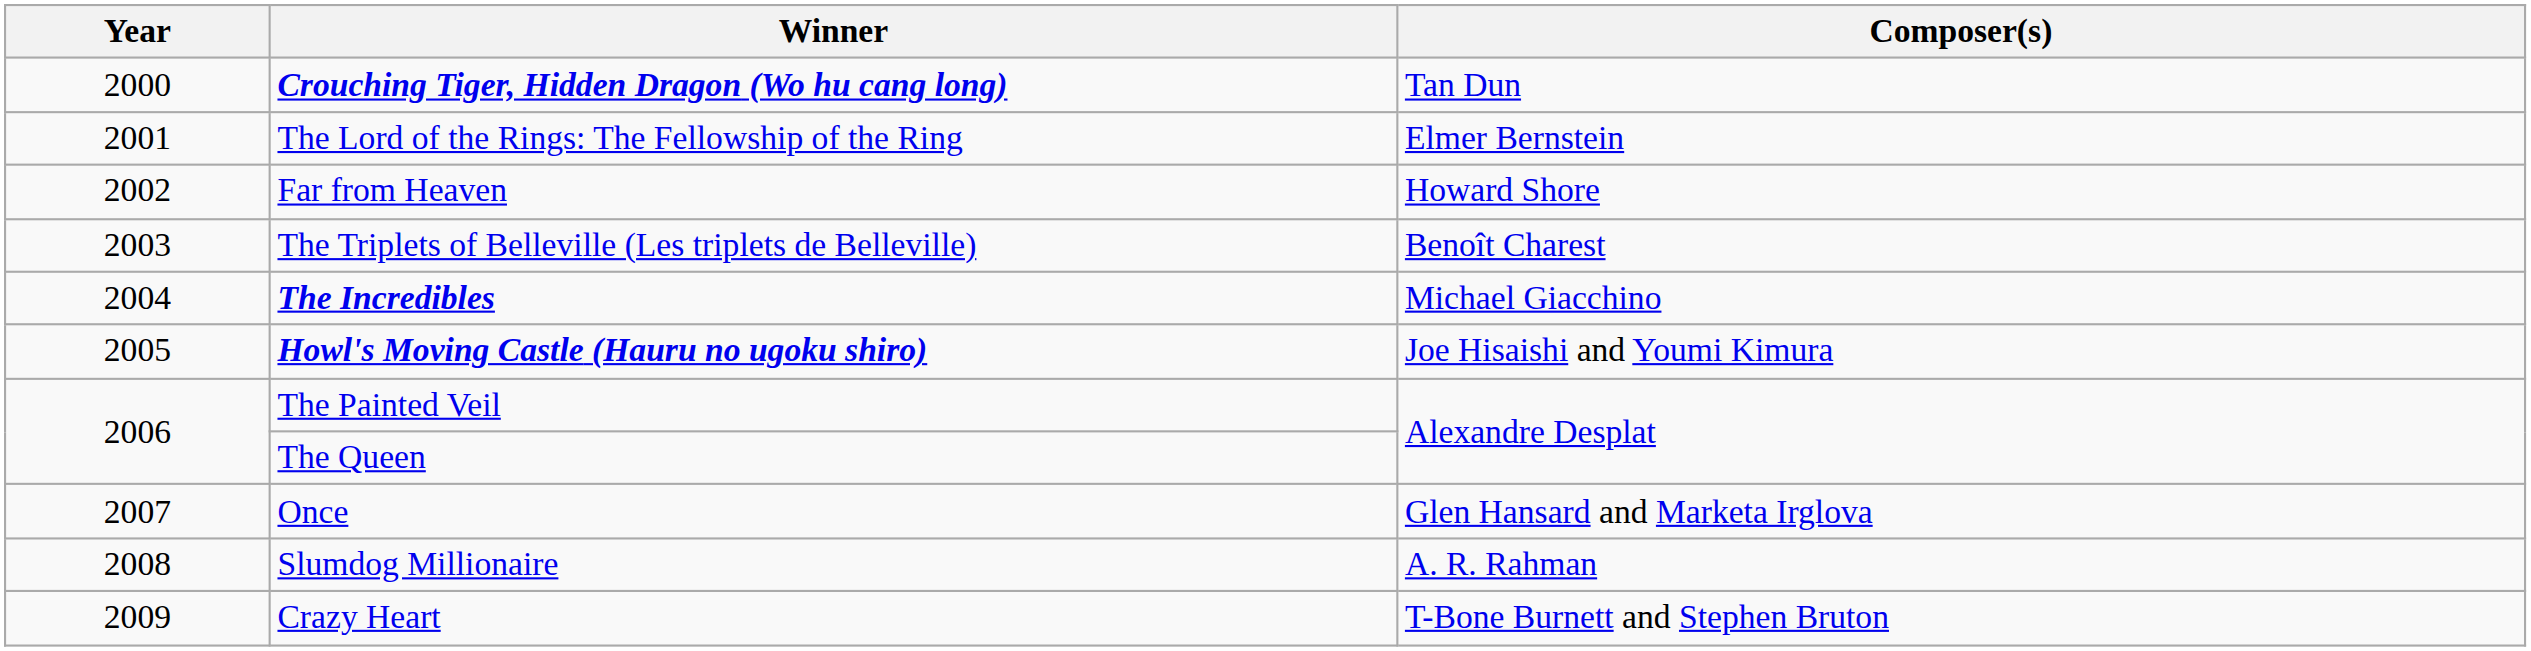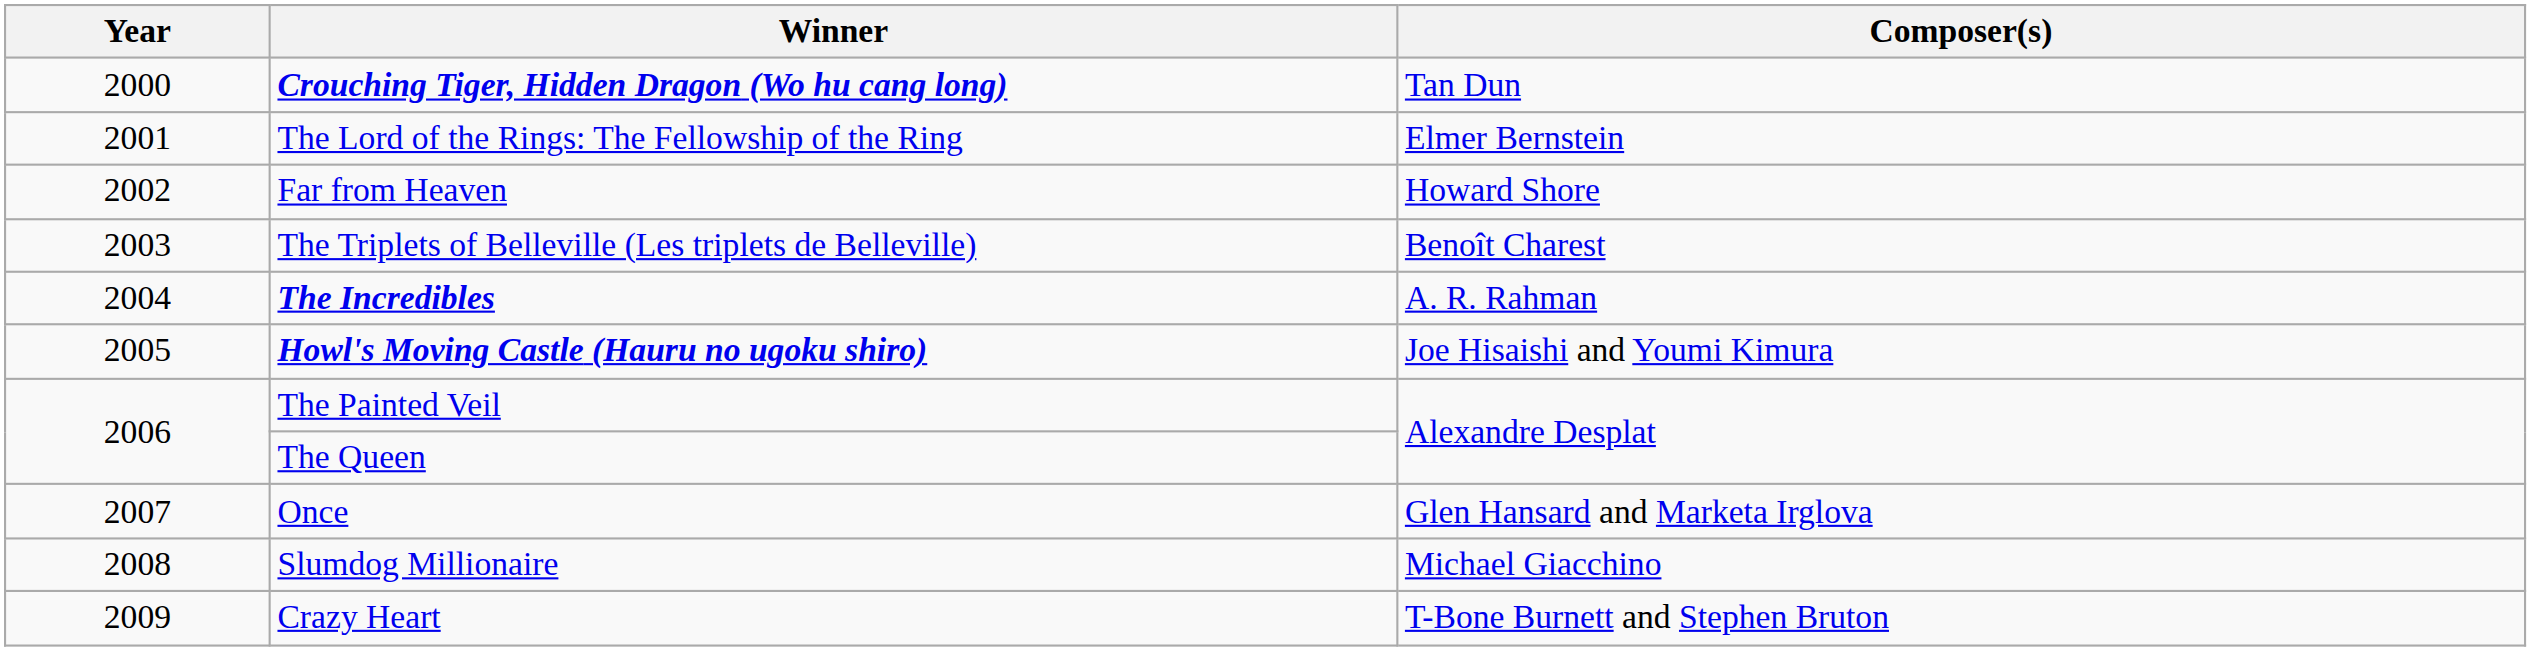(1533, 297) Michael Giacchino -> (1501, 297) A. R. Rahman
(1501, 564) A. R. Rahman -> (1533, 564) Michael Giacchino
